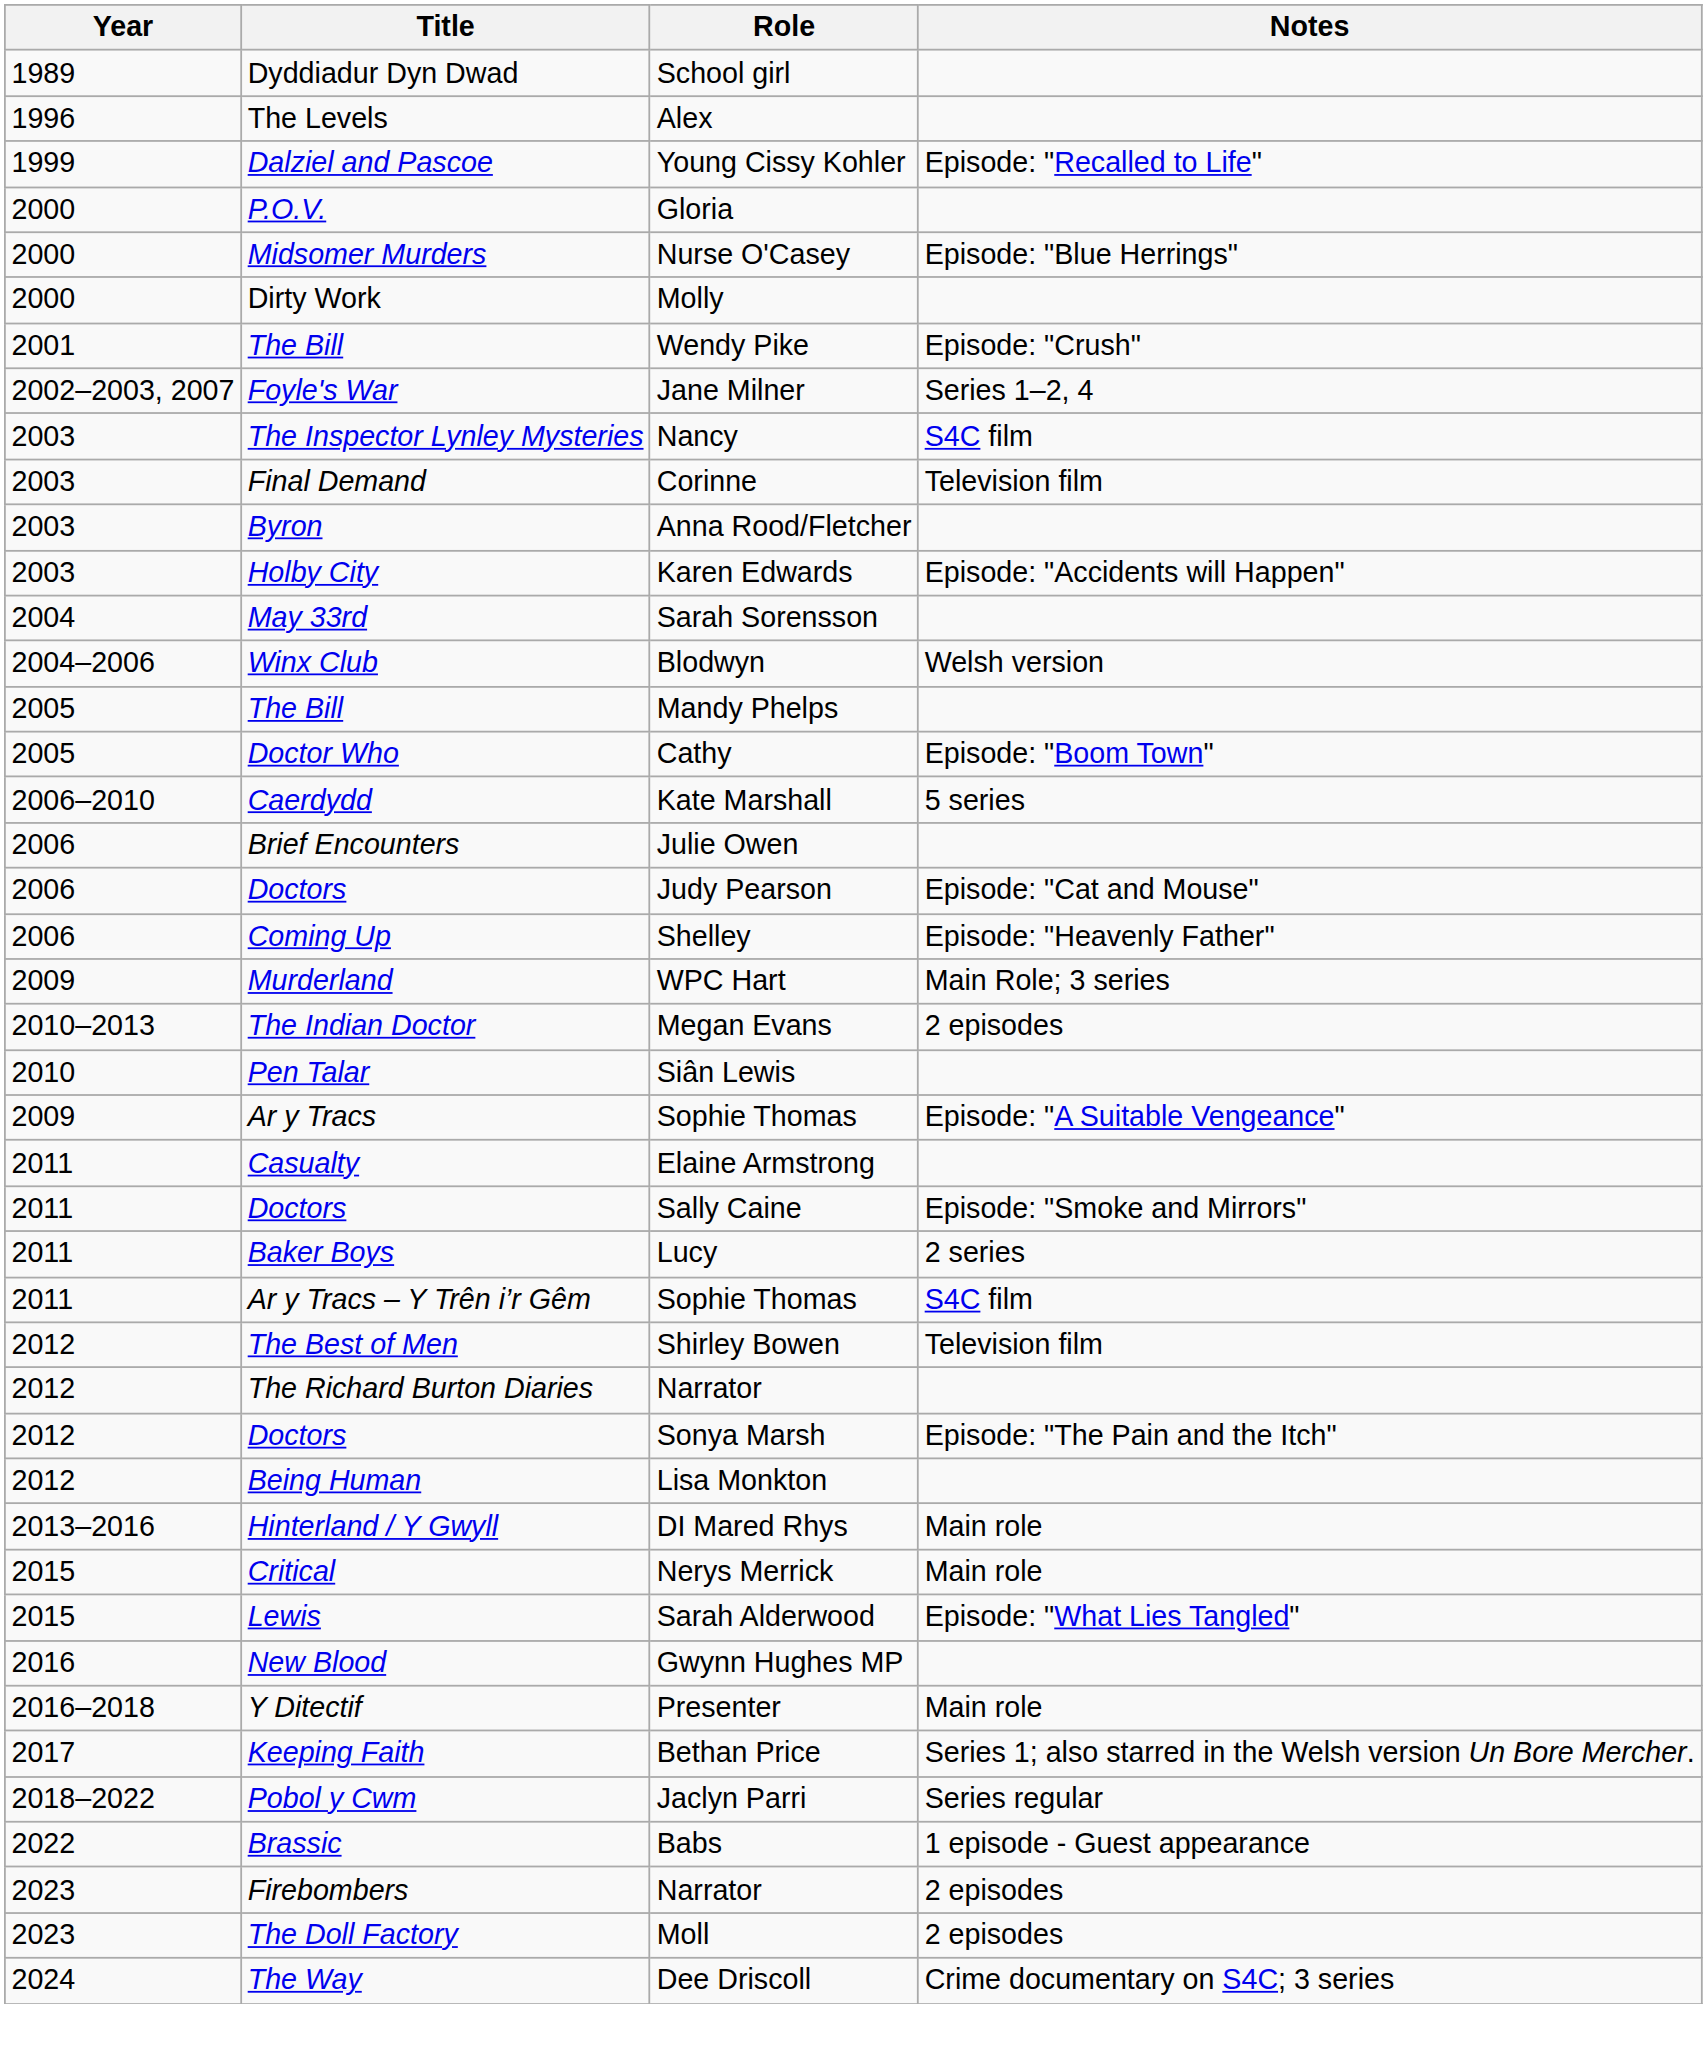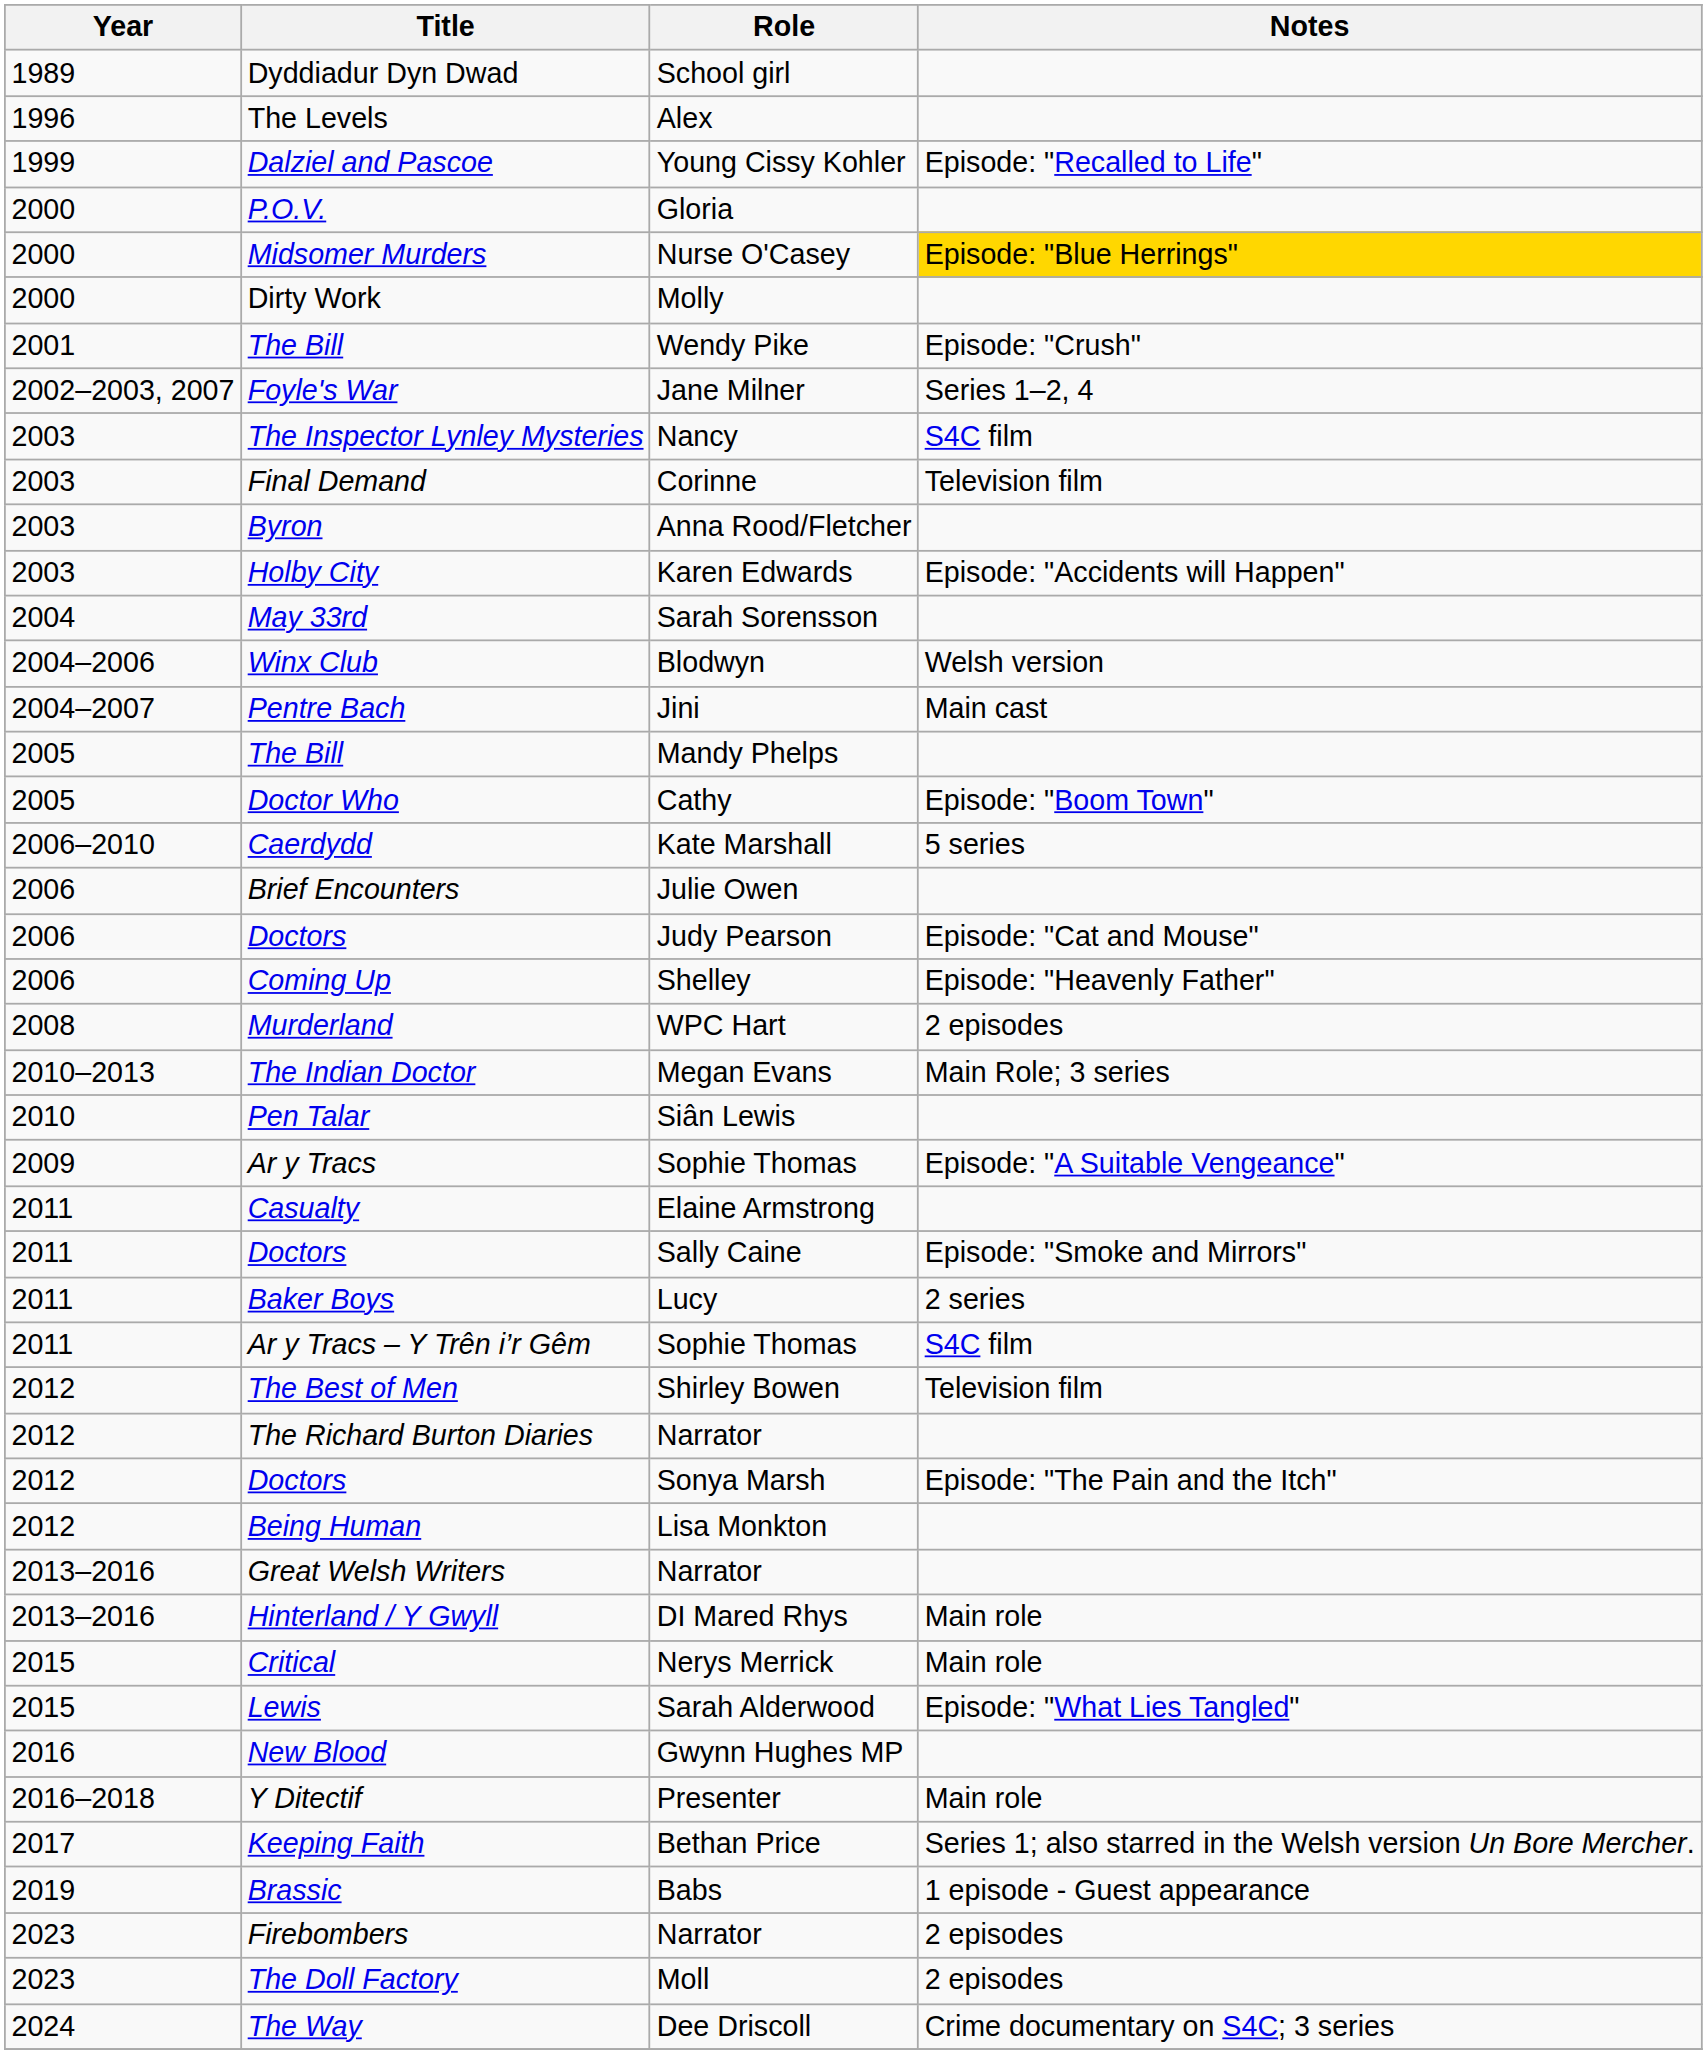(1081, 254) no background -> (1081, 254) gold background
+ row: (327, 708)
(43, 981) 2009 -> (43, 1026) 2008
(1047, 981) Main Role; 3 series -> (994, 1026) 2 episodes
(994, 1026) 2 episodes -> (1047, 1071) Main Role; 3 series
+ row: (376, 1571)
- row: (332, 1798)
(43, 1844) 2022 -> (43, 1889) 2019
